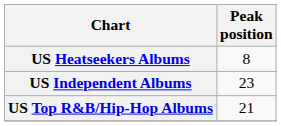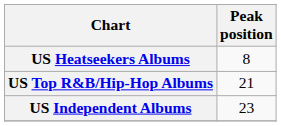rows swapped: (110, 83) <-> (110, 108)
